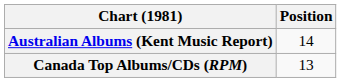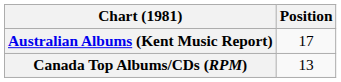(306, 41) 14 -> (306, 41) 17
